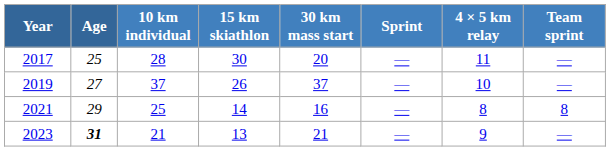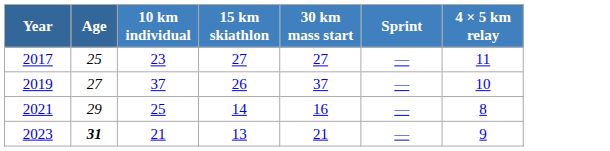- column: (564, 26)
(158, 59) 28 -> (158, 59) 23
(239, 59) 30 -> (239, 59) 27
(321, 59) 20 -> (321, 59) 27
